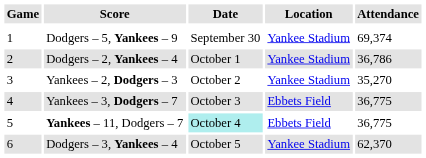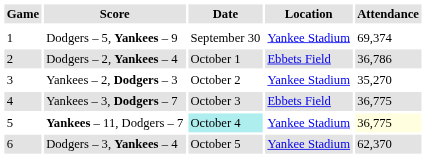(309, 58) Yankee Stadium -> (299, 58) Ebbets Field
(299, 122) Ebbets Field -> (309, 122) Yankee Stadium
(375, 122) no background -> (375, 122) lightyellow background
